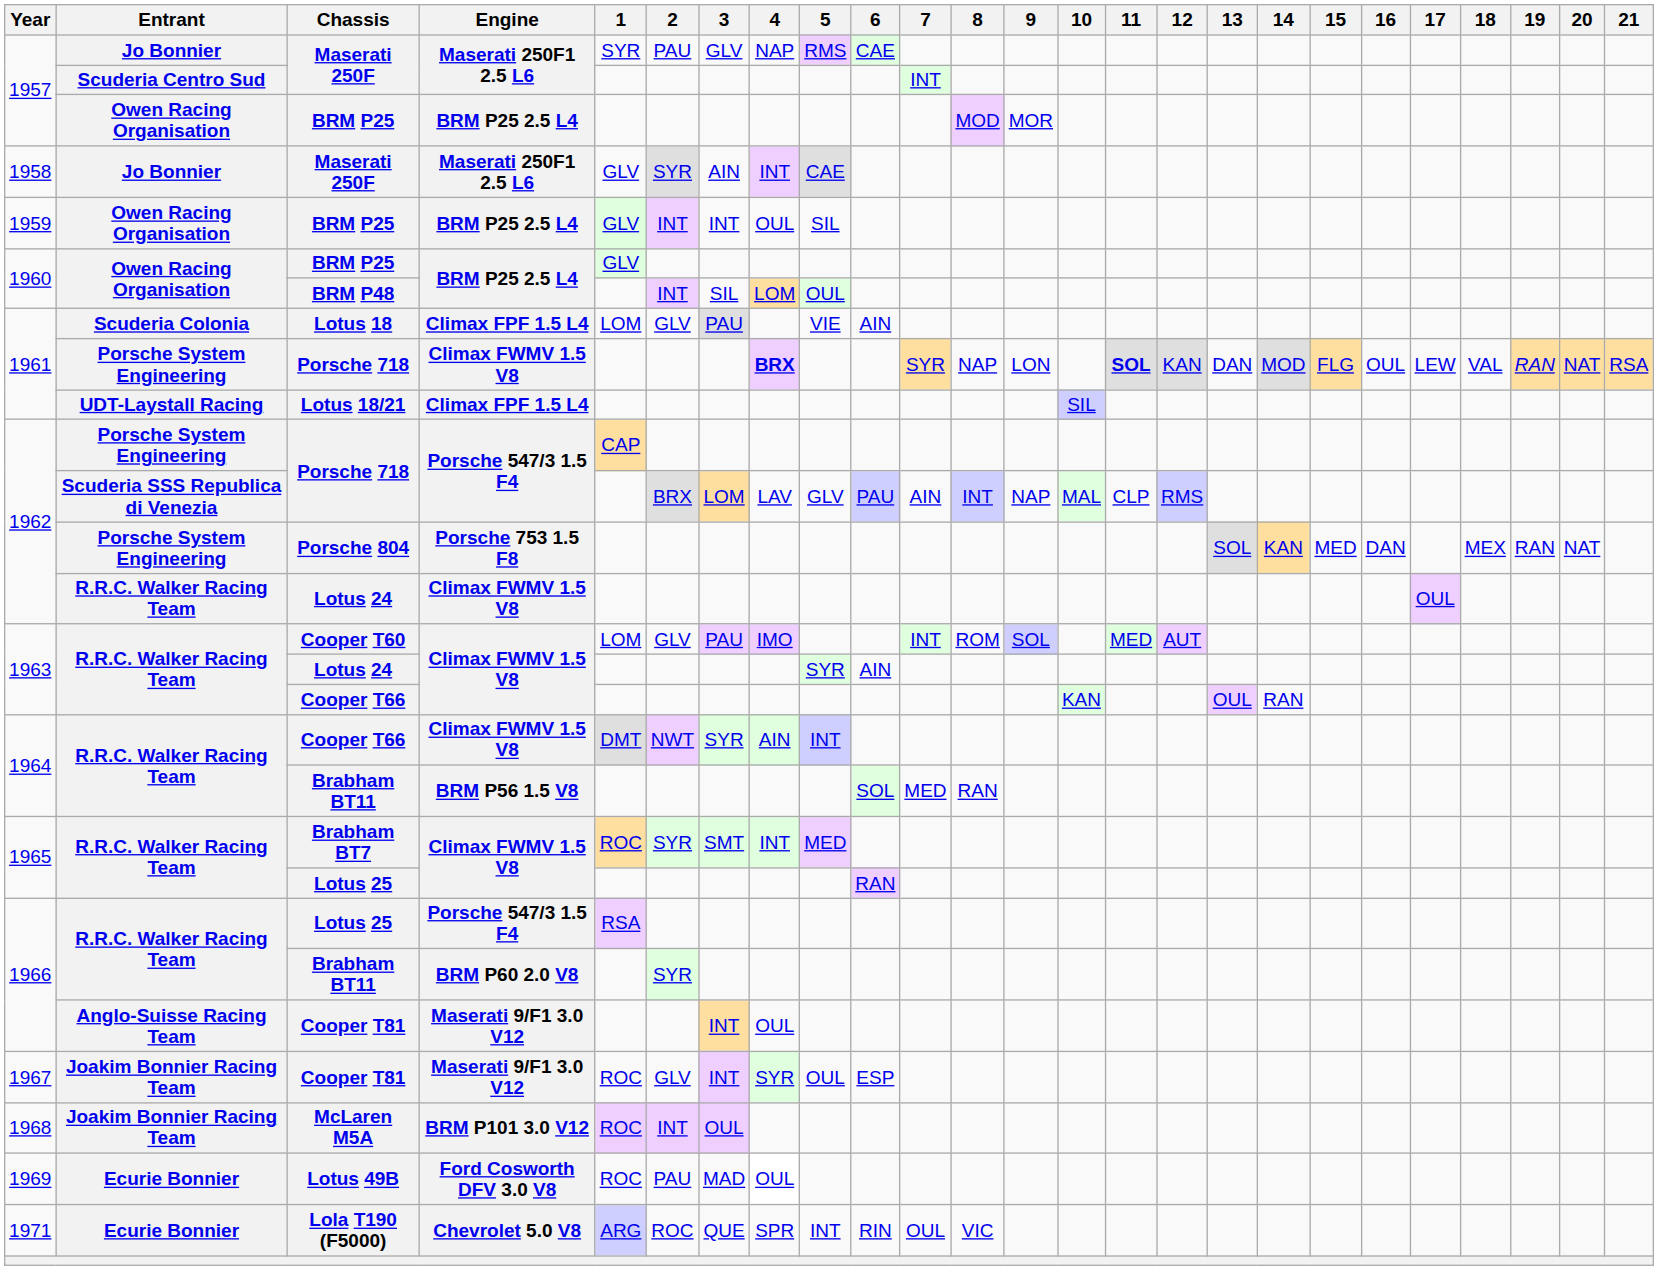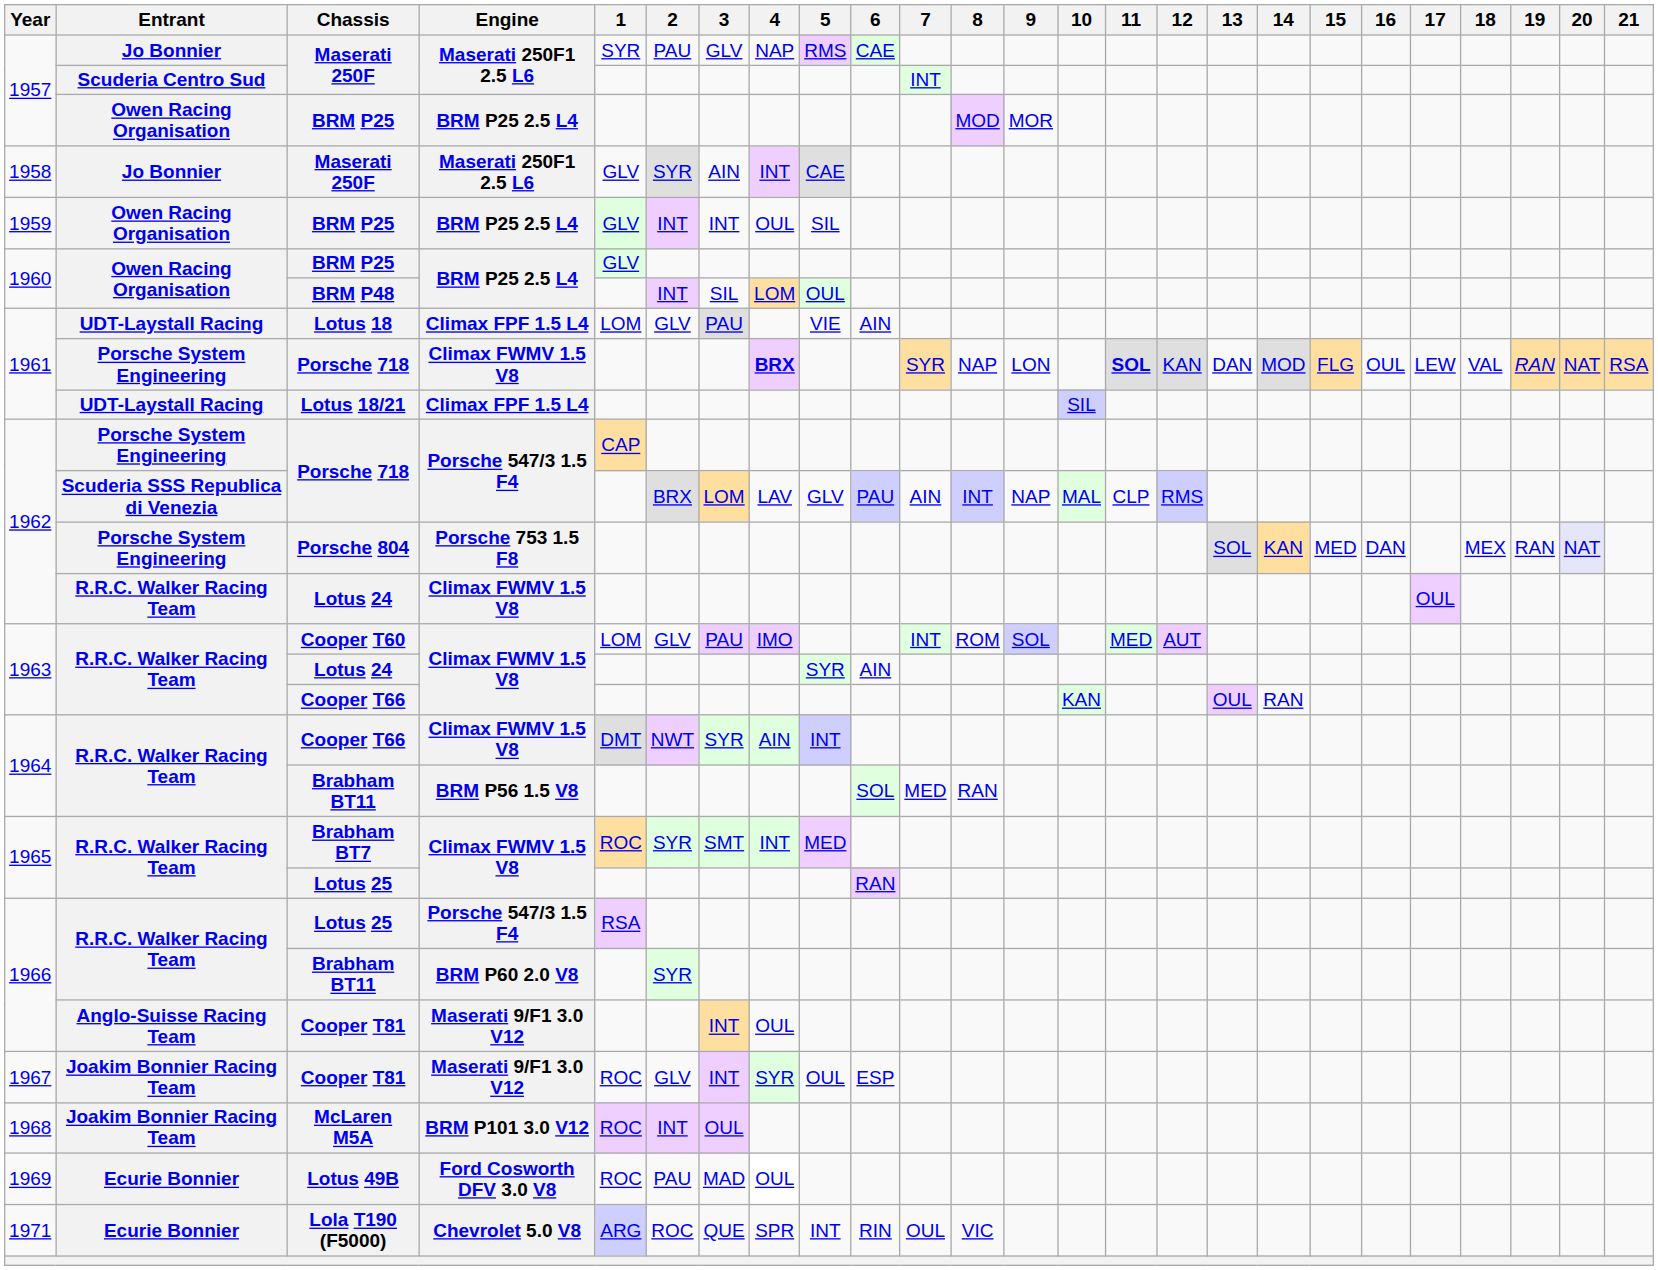(171, 324) Scuderia Colonia -> (171, 324) UDT-Laystall Racing
(1582, 548) no background -> (1582, 548) lavender background
